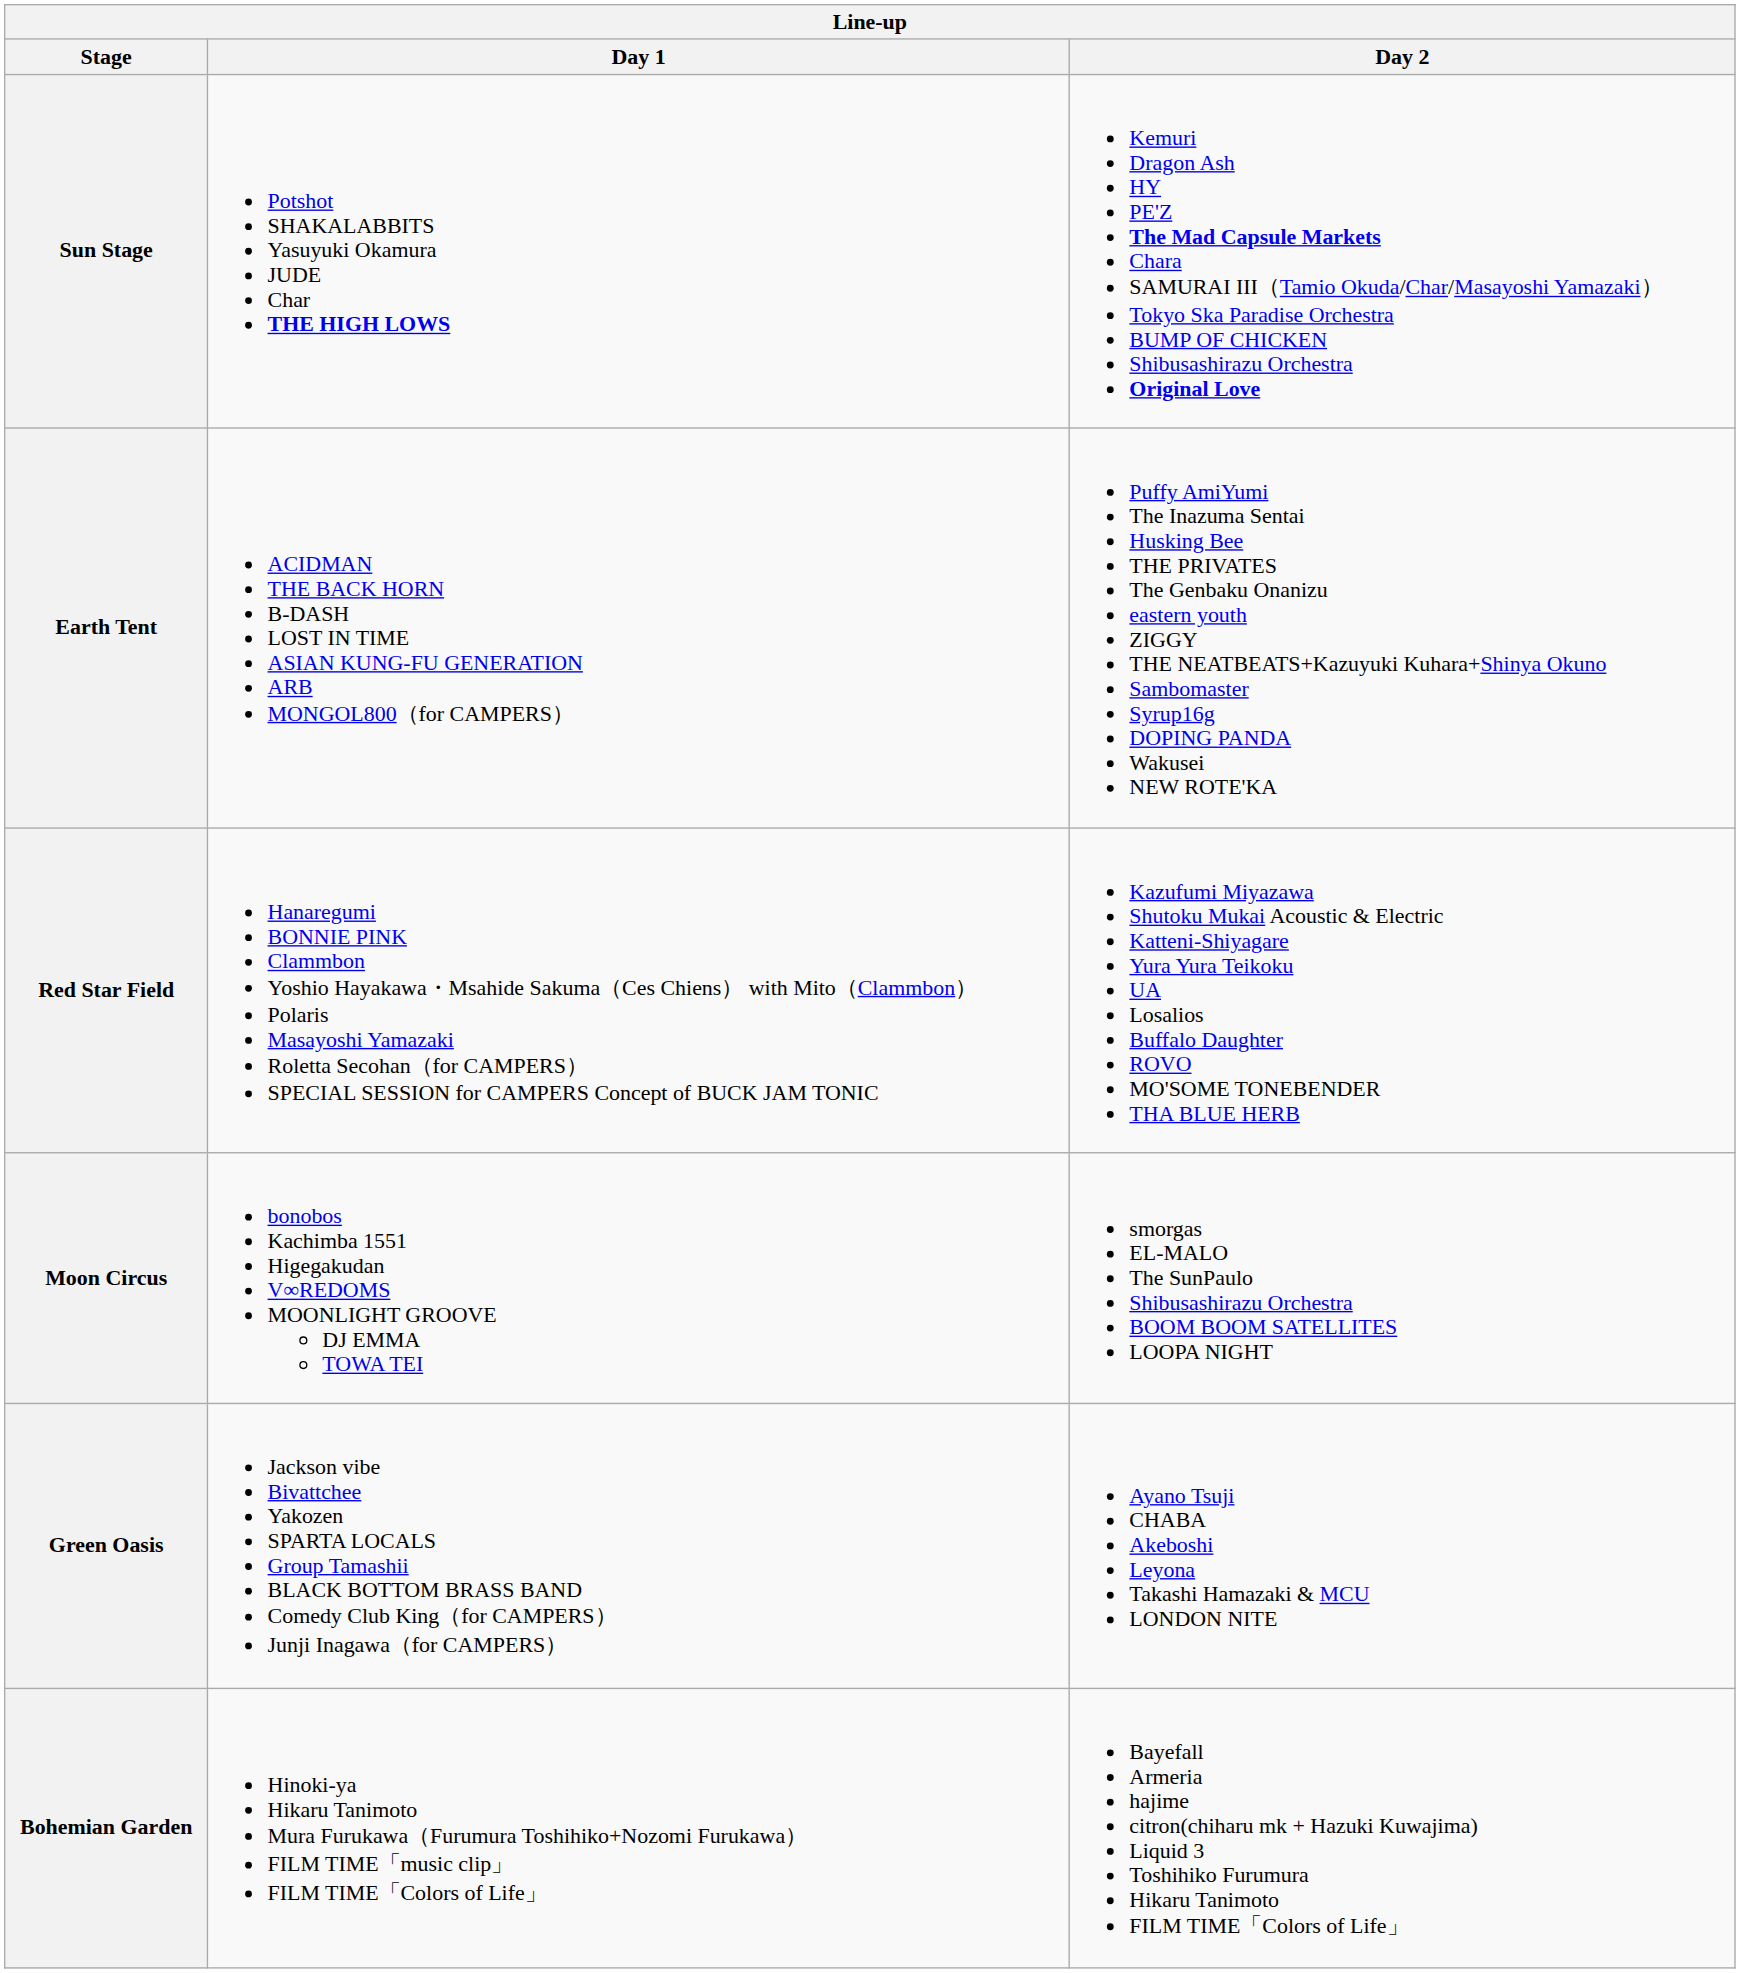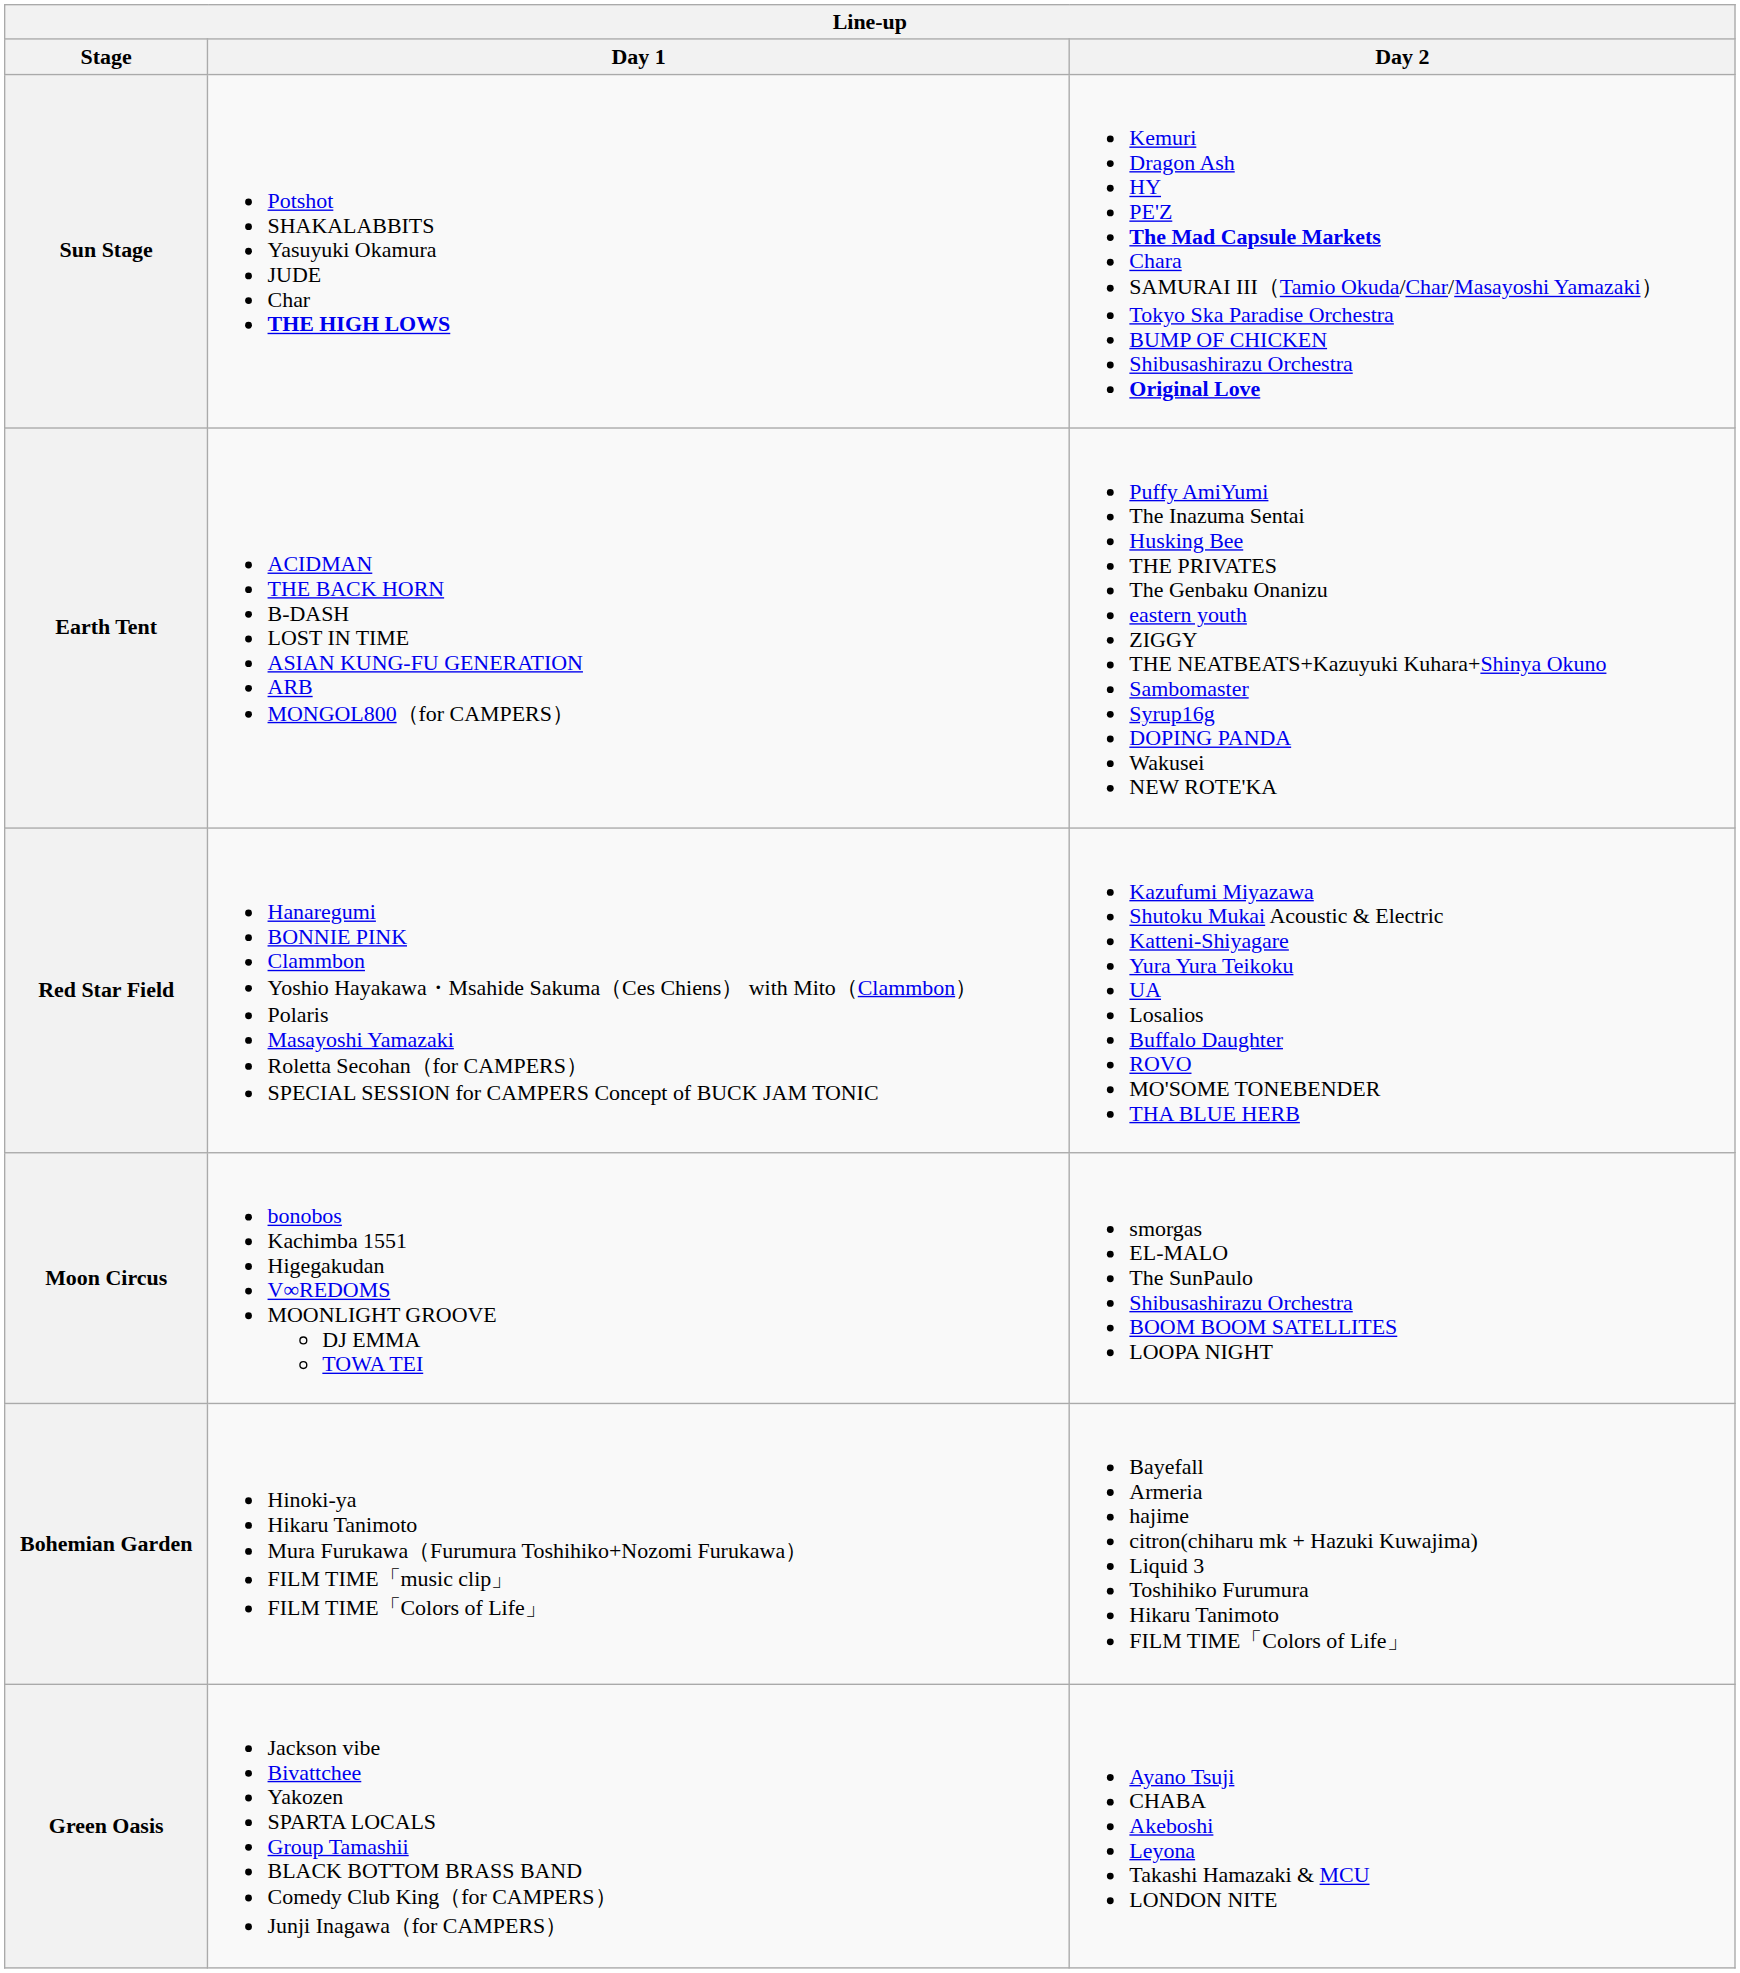rows swapped: (106, 1545) <-> (106, 1827)
